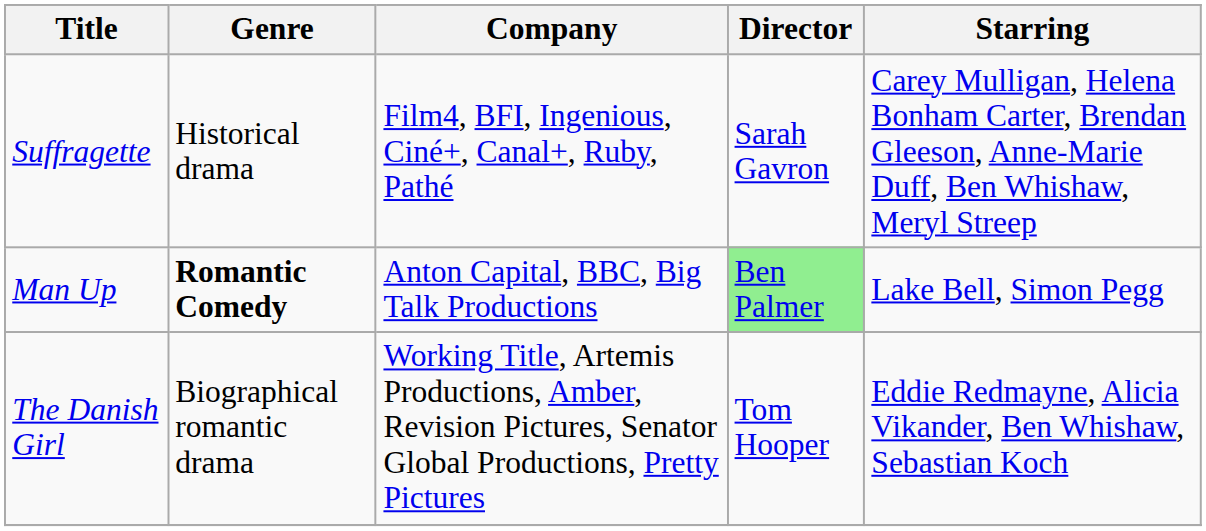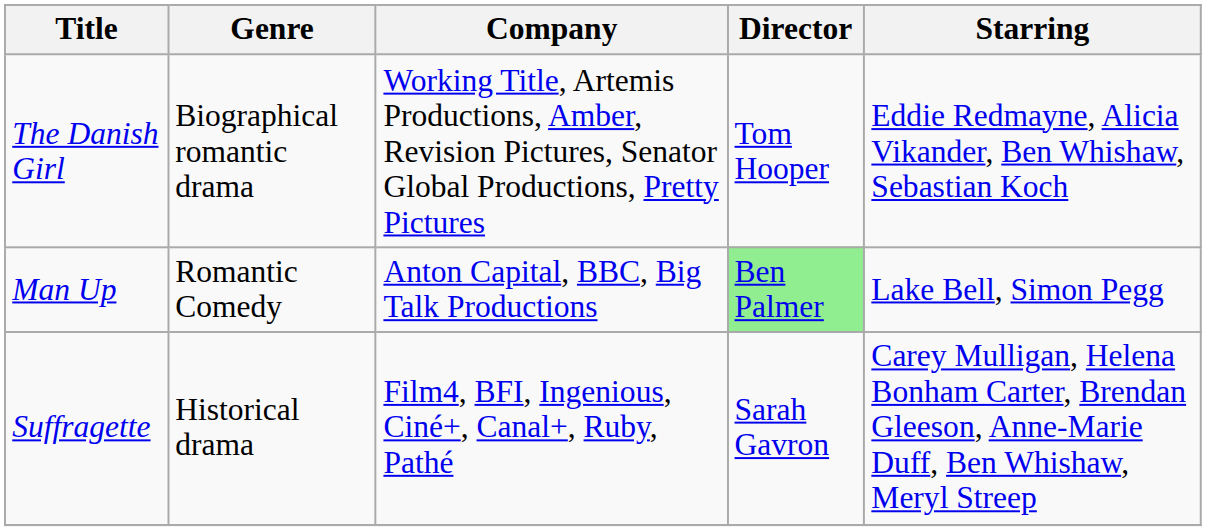rows swapped: (85, 427) <-> (81, 150)
(241, 289) bold -> (237, 289) normal
